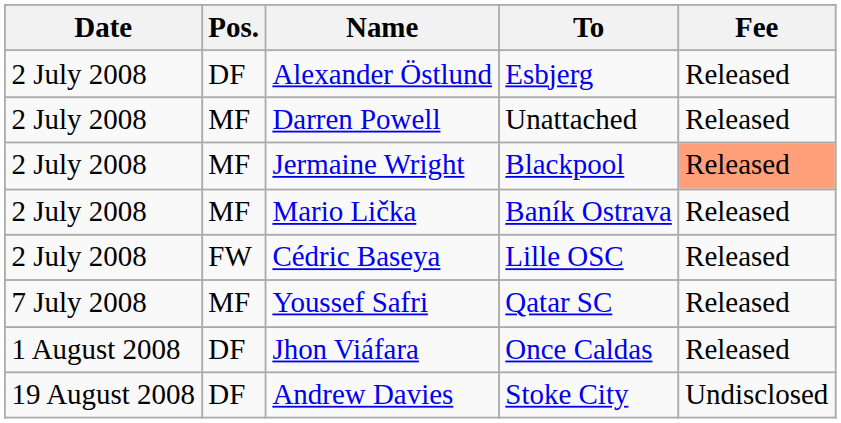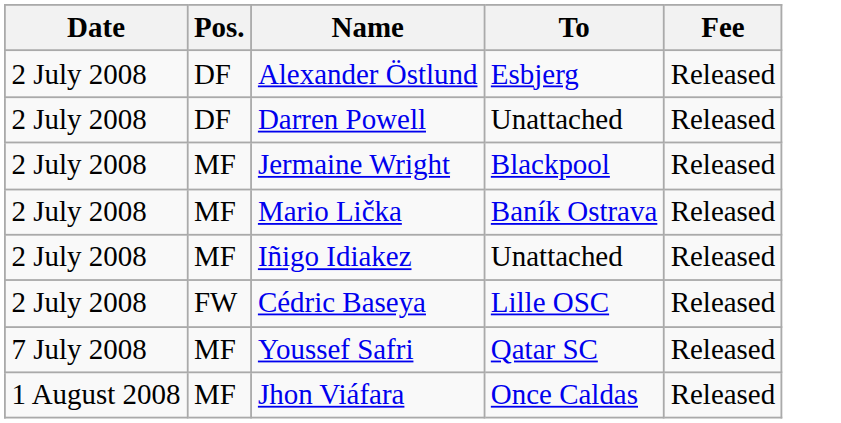(229, 119) MF -> (212, 119) DF
(737, 165) lightsalmon background -> (723, 165) no background
+ row: (335, 257)
(227, 348) DF -> (215, 394) MF
- row: (363, 394)
